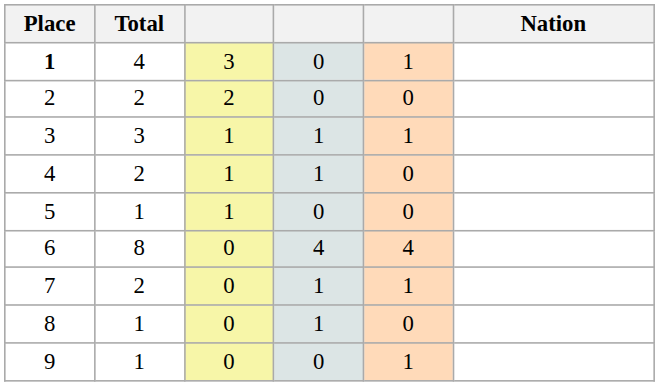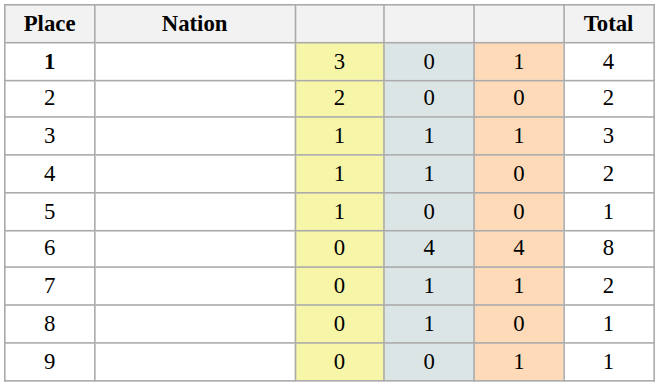columns swapped: (553, 23) <-> (139, 23)
